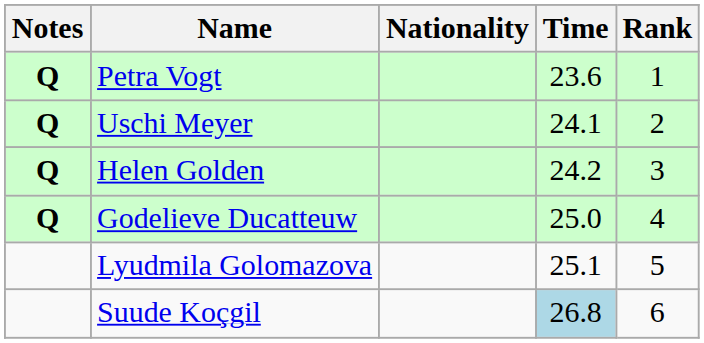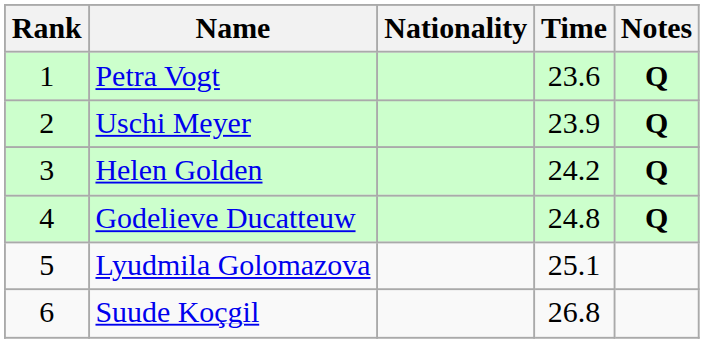columns swapped: (657, 28) <-> (48, 28)
(576, 123) 24.1 -> (574, 123) 23.9
(576, 218) 25.0 -> (574, 218) 24.8
(576, 312) lightblue background -> (574, 312) no background
